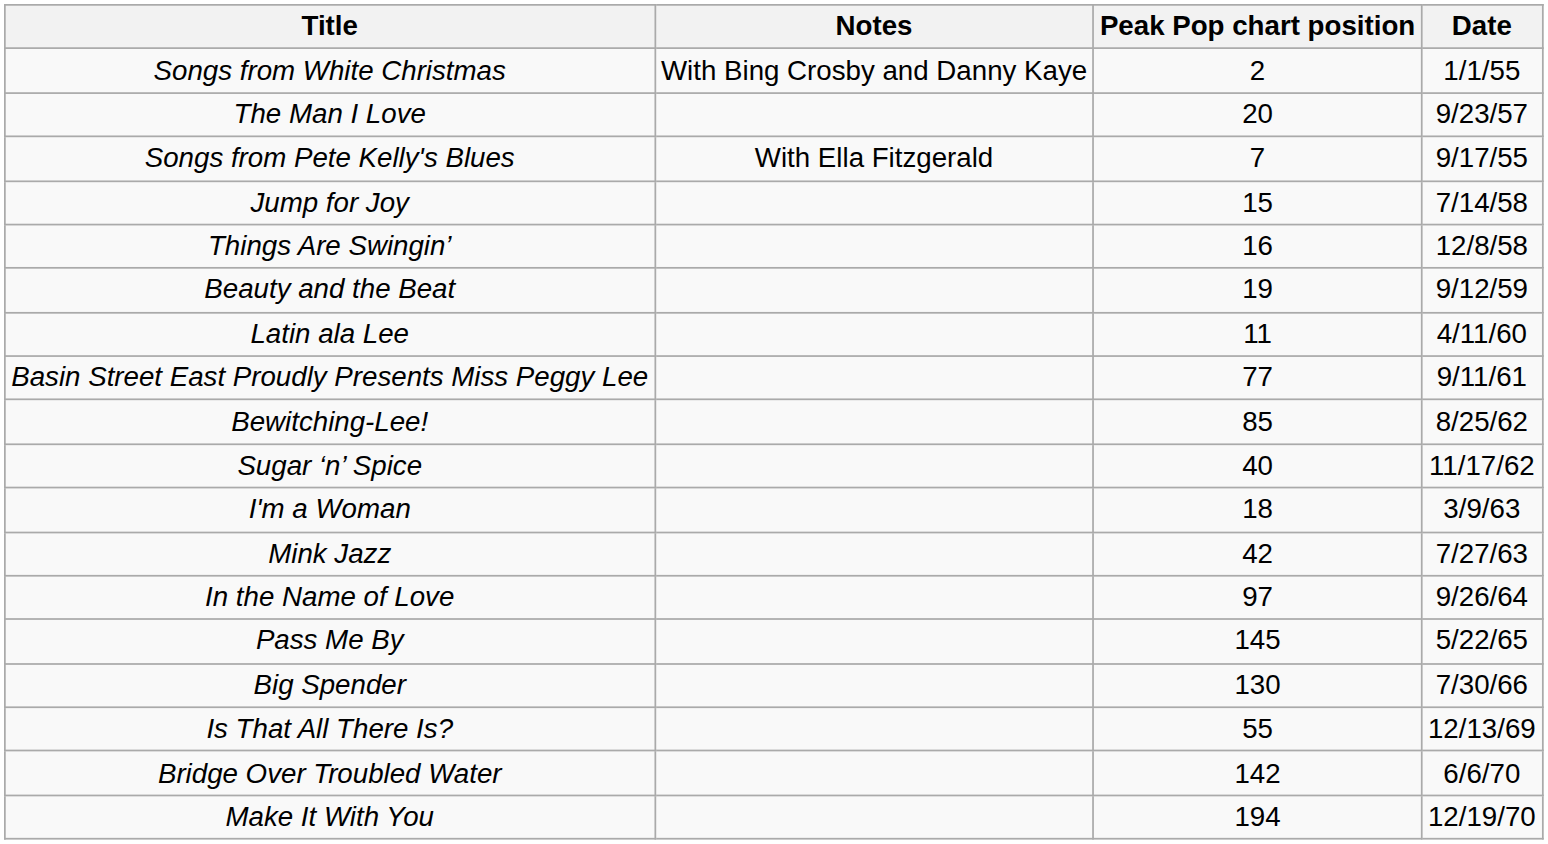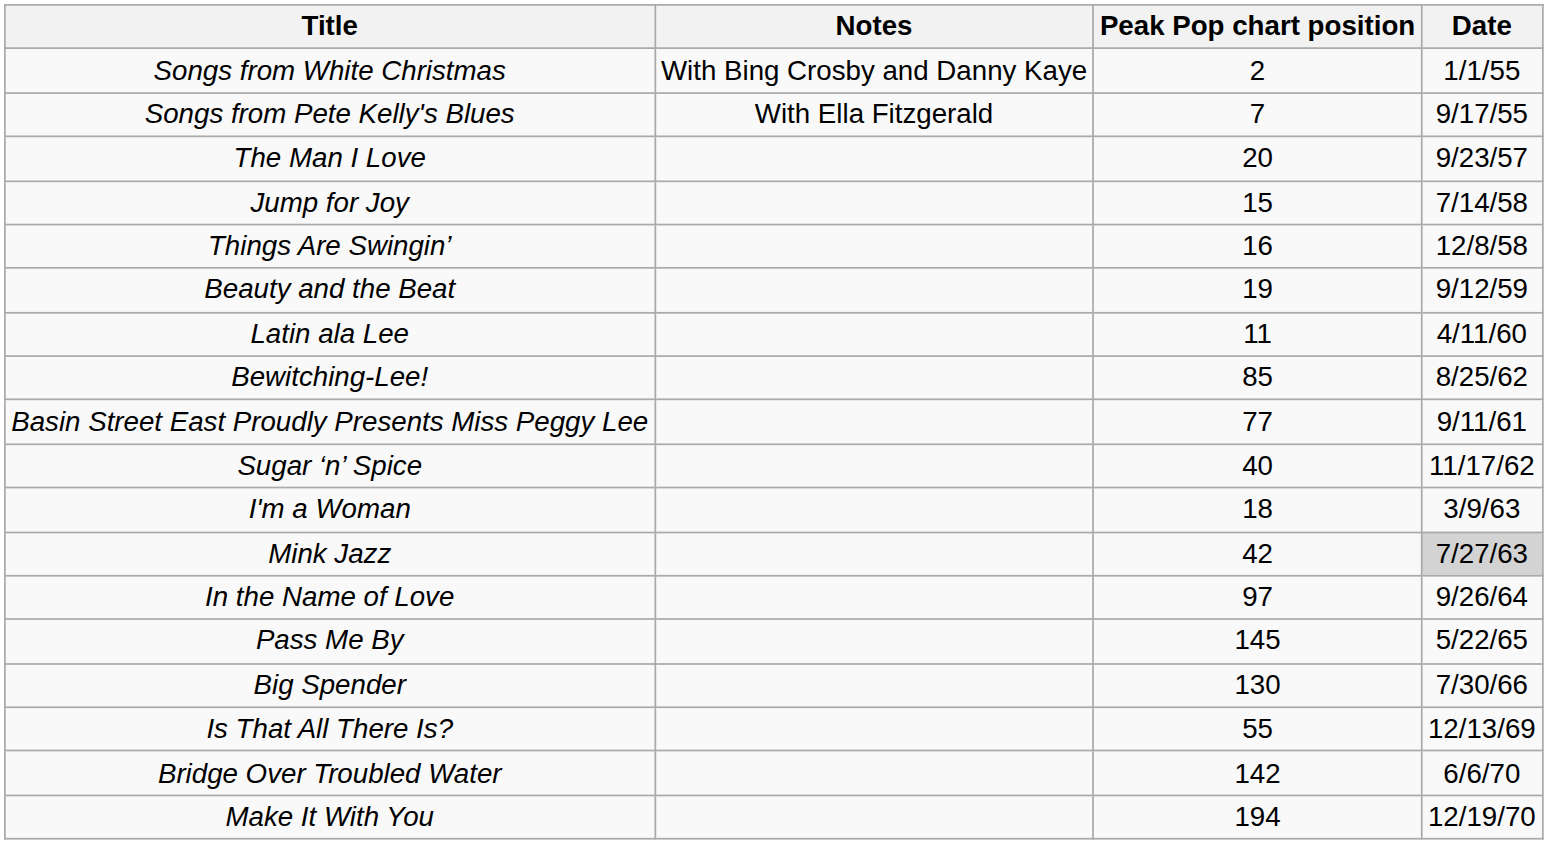rows swapped: (330, 158) <-> (330, 114)
rows swapped: (330, 377) <-> (330, 421)
(1482, 553) no background -> (1482, 553) lightgrey background
